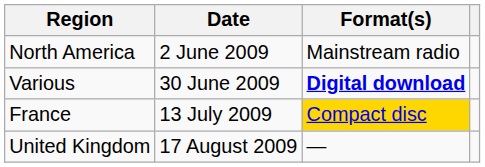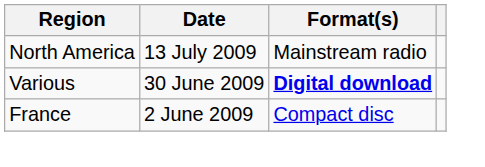(214, 51) 2 June 2009 -> (200, 51) 13 July 2009
(216, 114) 13 July 2009 -> (199, 114) 2 June 2009
(367, 114) gold background -> (334, 114) no background
- row: (80, 146)
